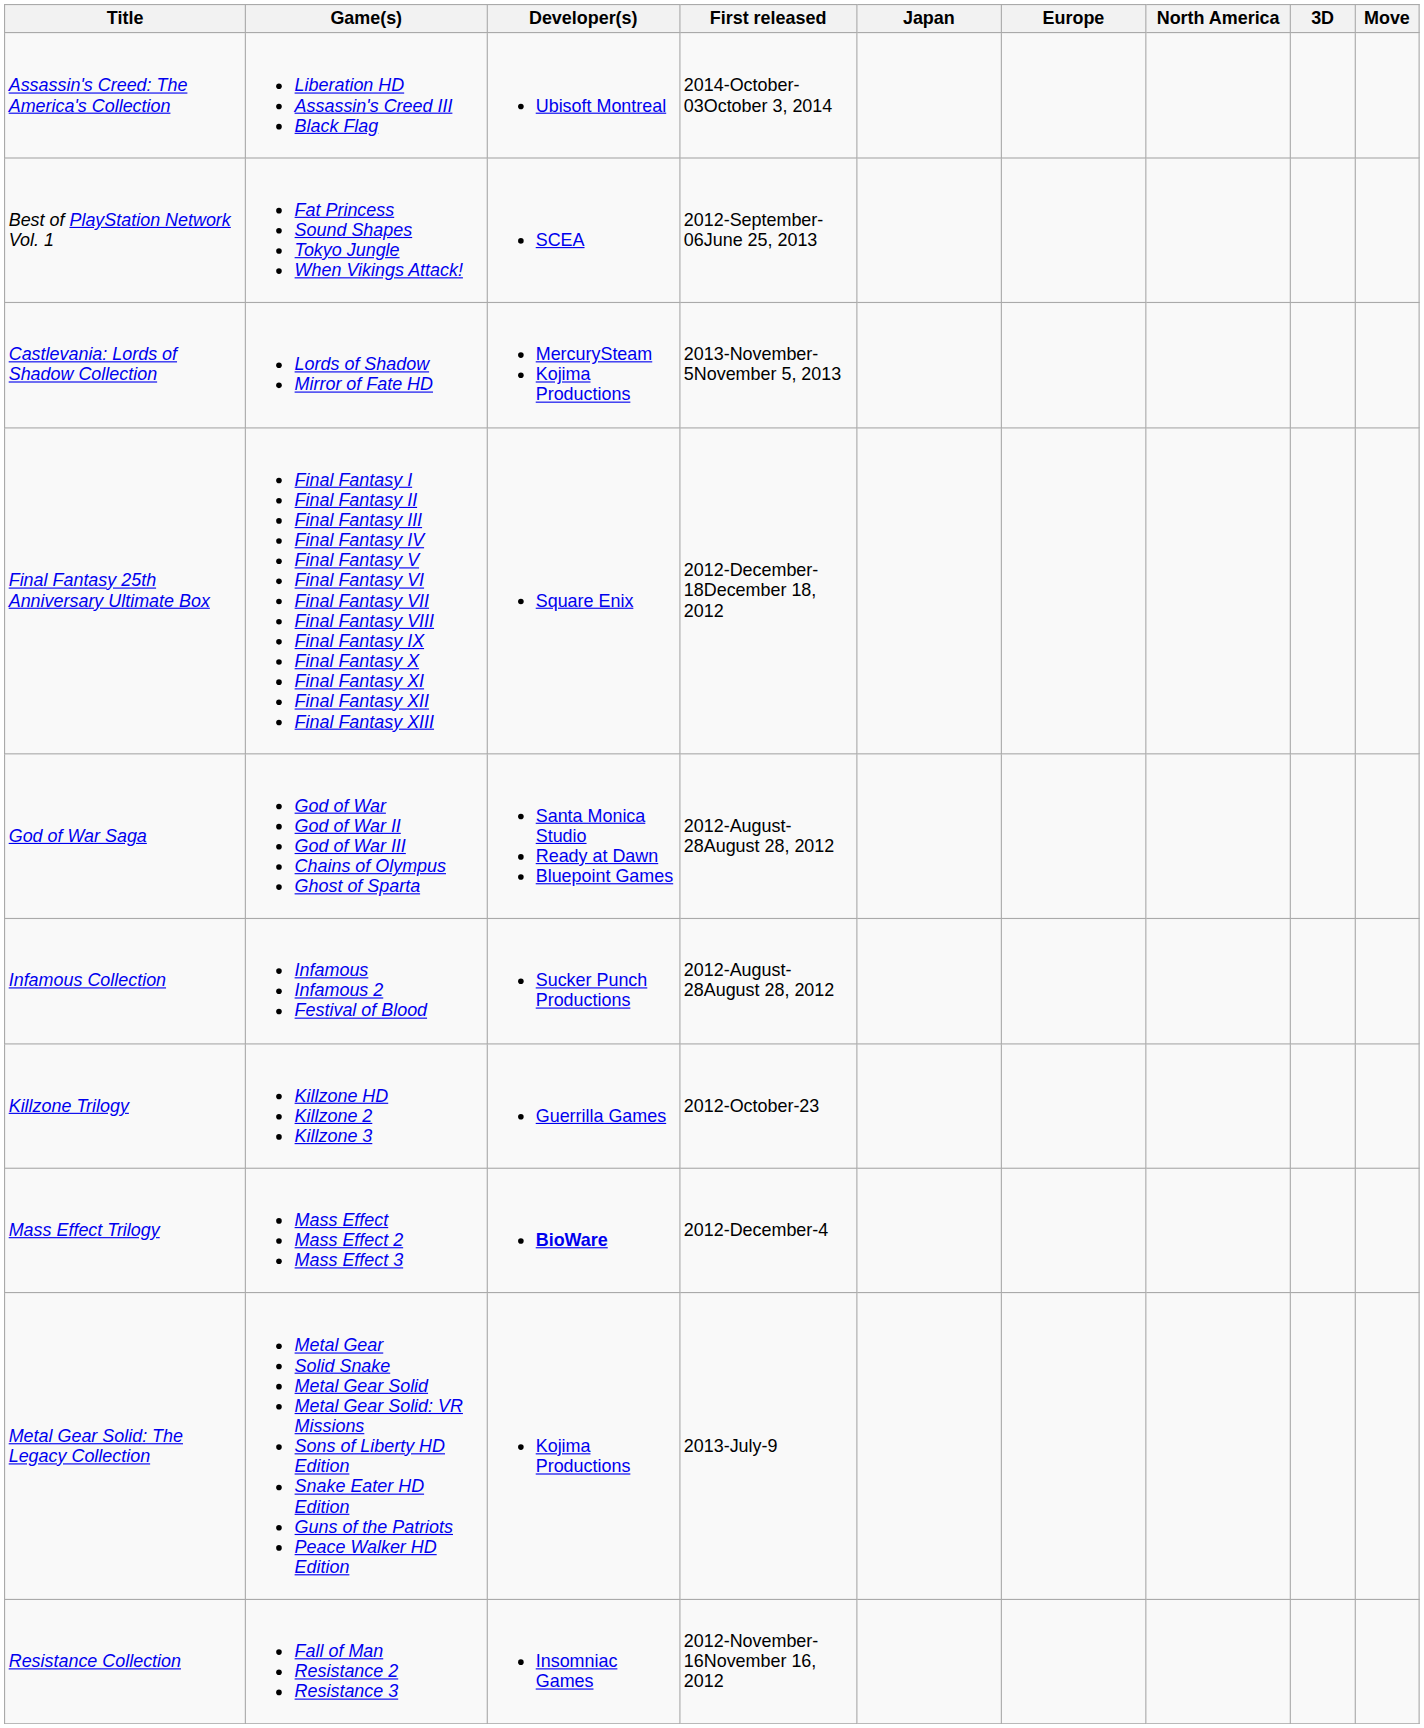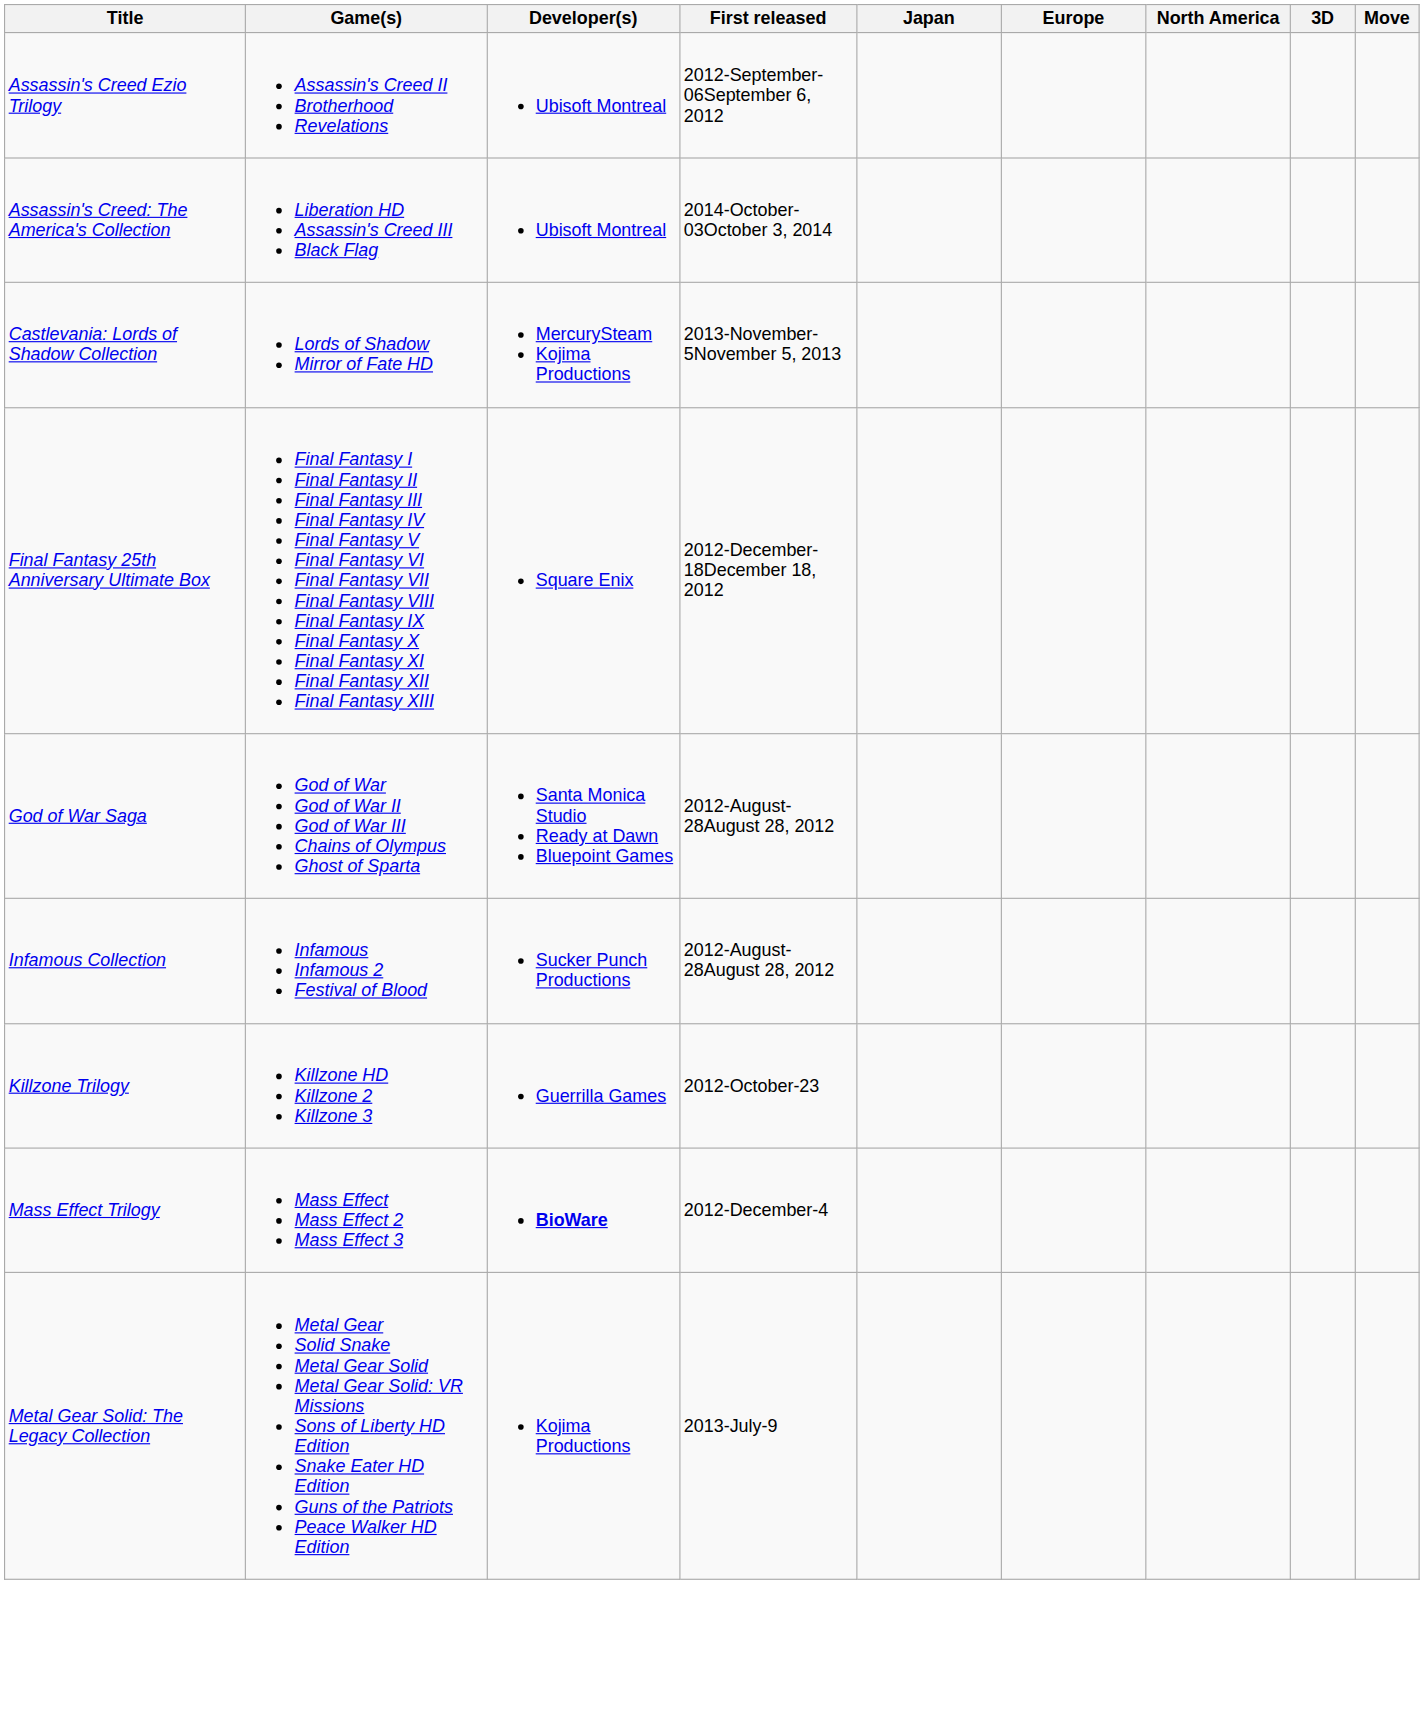+ row: (98, 95)
- row: (120, 230)
- row: (95, 1661)
